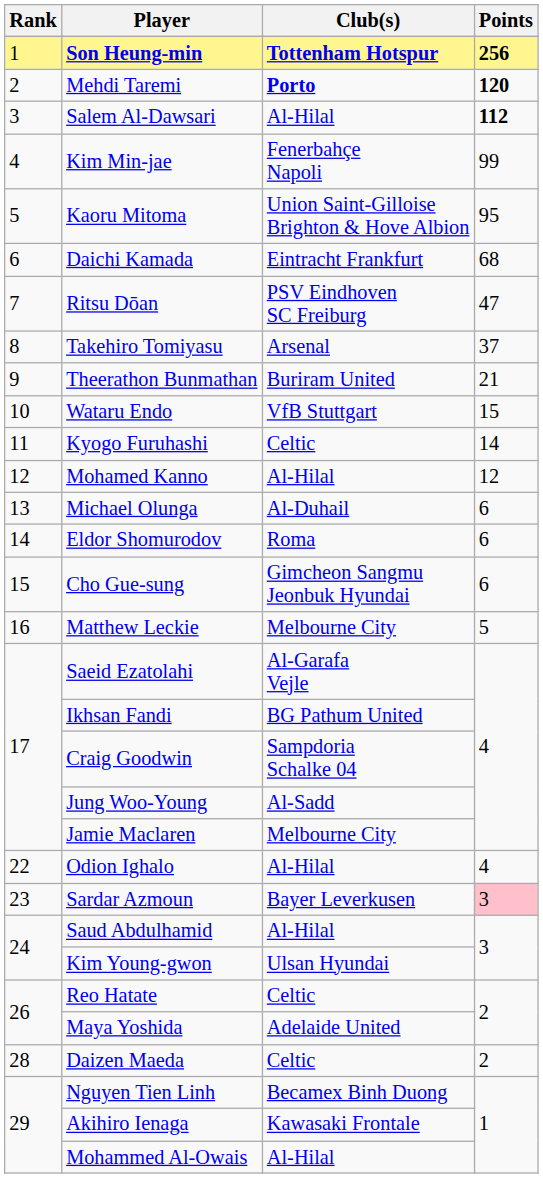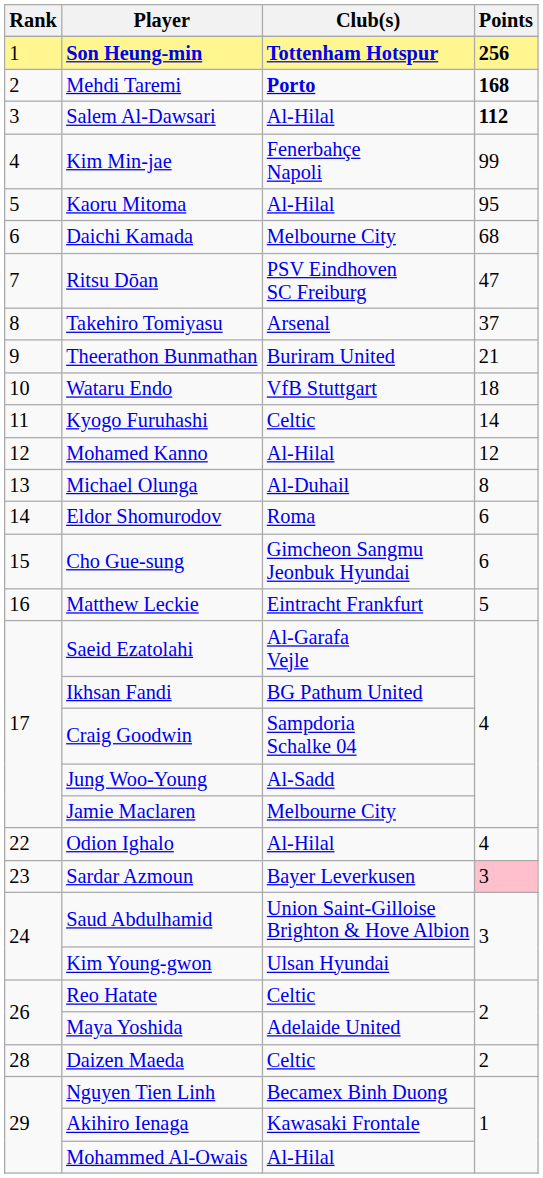(494, 85) 120 -> (494, 85) 168
(368, 216) Union Saint-Gilloise Brighton & Hove Albion -> (301, 204) Al-Hilal
(345, 259) Eintracht Frankfurt -> (331, 236) Melbourne City
(489, 411) 15 -> (489, 388) 18
(484, 508) 6 -> (484, 485) 8
(331, 627) Melbourne City -> (345, 604) Eintracht Frankfurt
(301, 931) Al-Hilal -> (368, 919) Union Saint-Gilloise Brighton & Hove Albion
